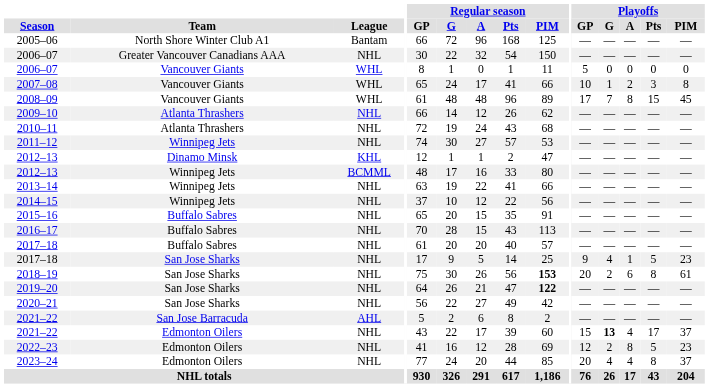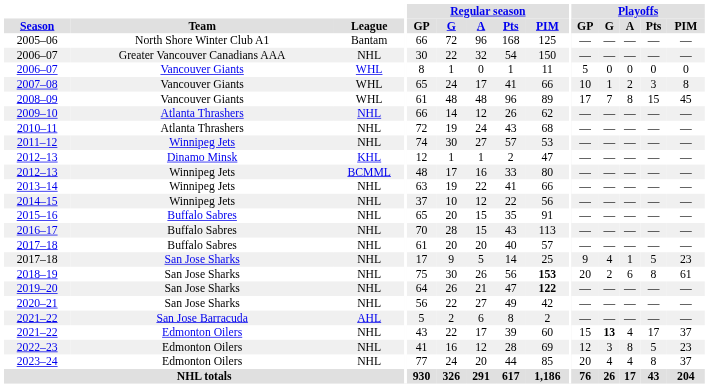(609, 347) 2 -> (609, 347) 3
